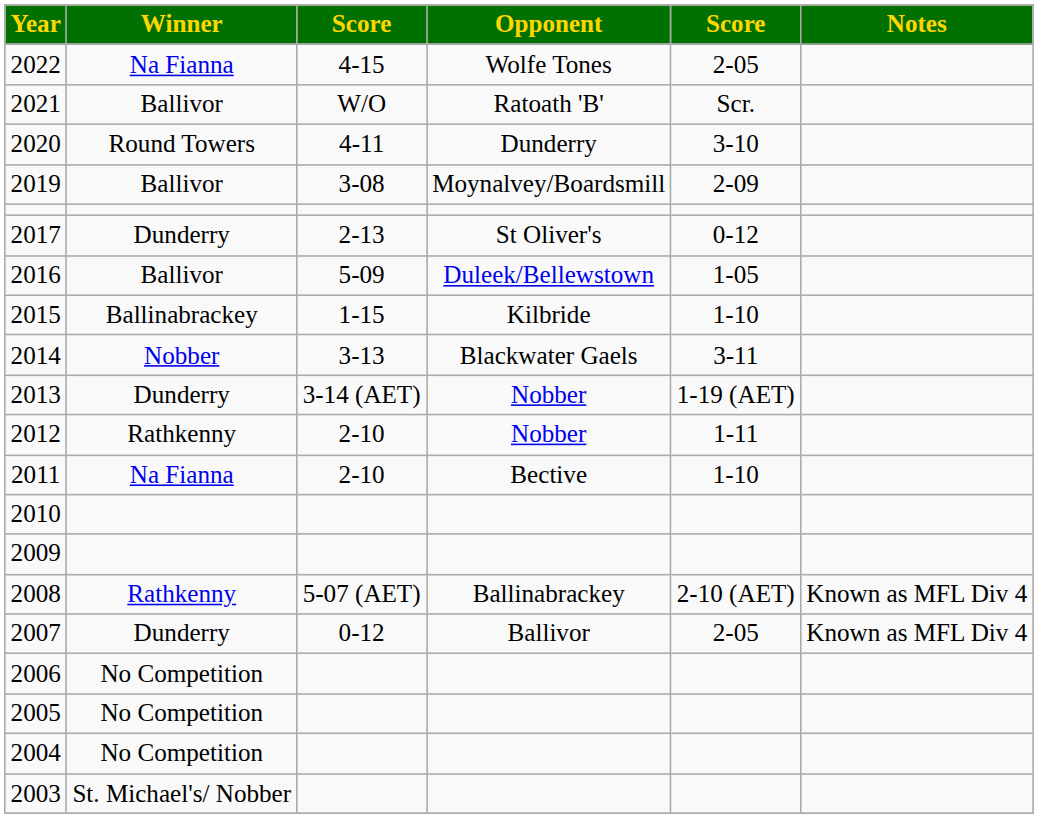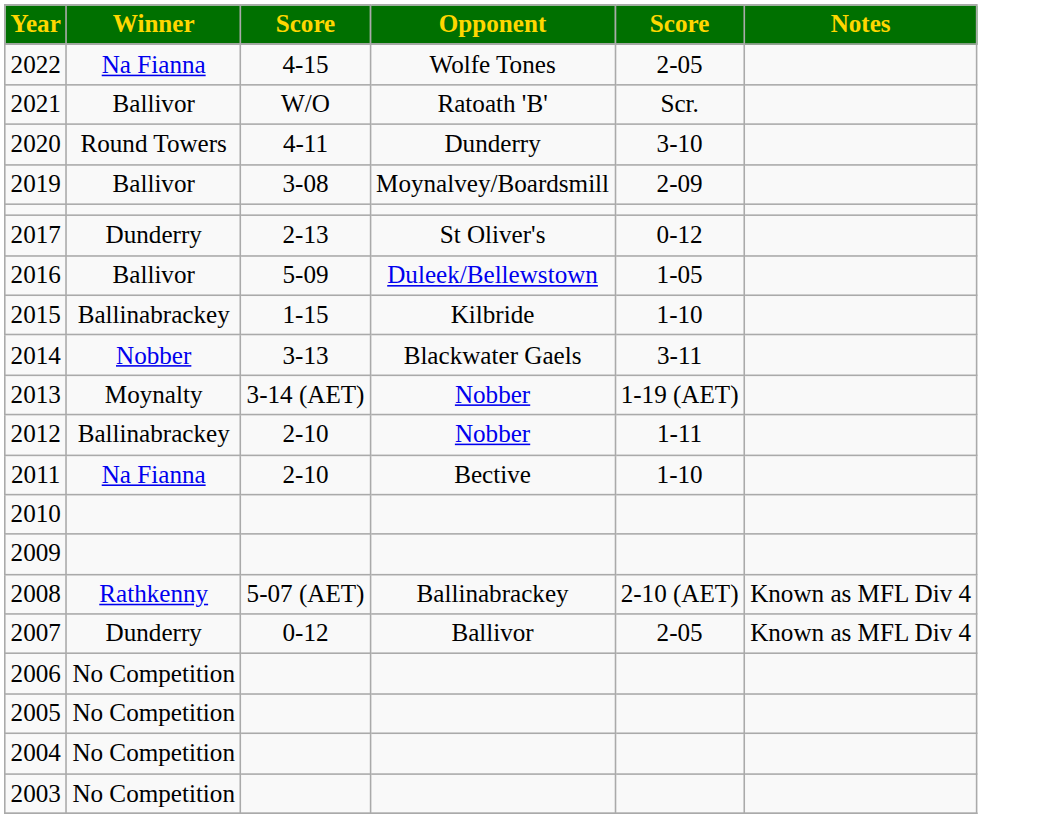(182, 394) Dunderry -> (154, 394) Moynalty
(182, 434) Rathkenny -> (154, 434) Ballinabrackey
(182, 792) St. Michael's/ Nobber -> (154, 792) No Competition
